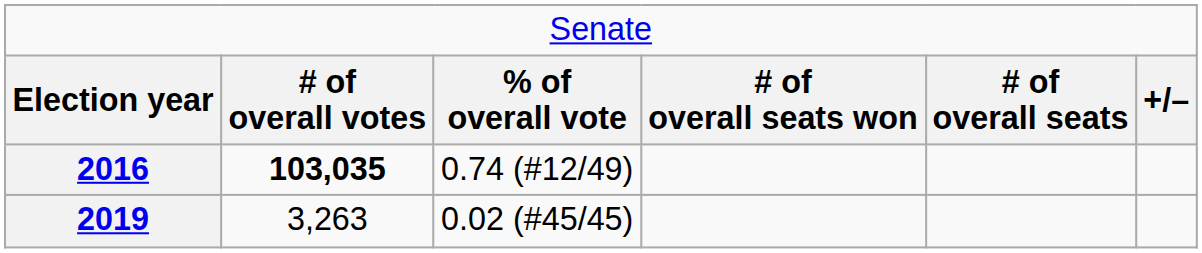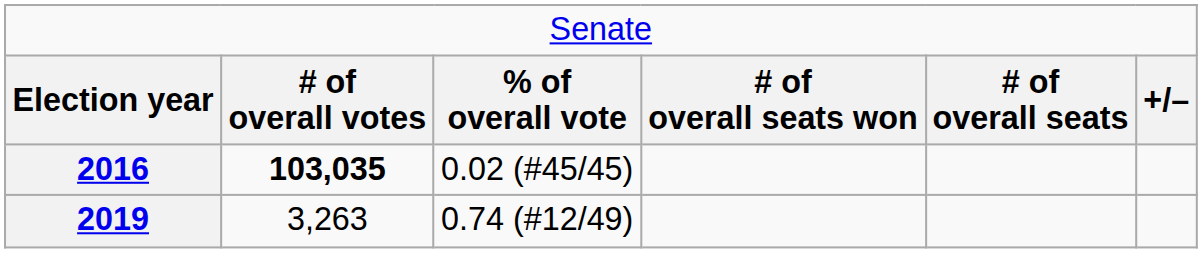(537, 169) 0.74 (#12/49) -> (537, 169) 0.02 (#45/45)
(537, 220) 0.02 (#45/45) -> (537, 220) 0.74 (#12/49)
